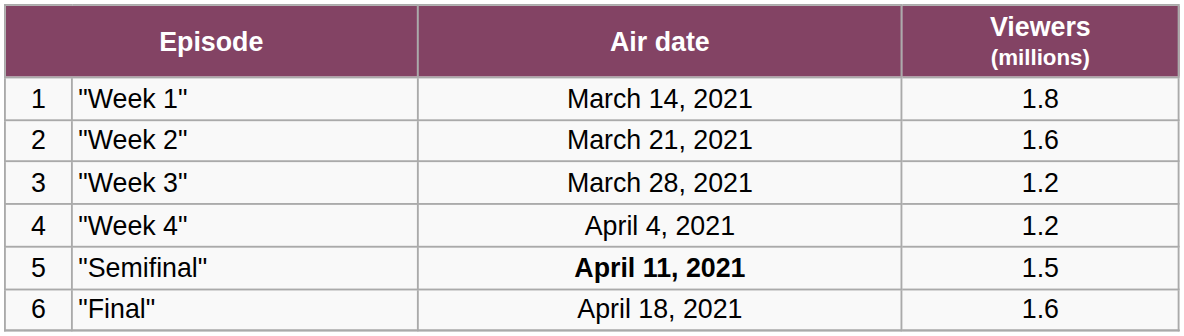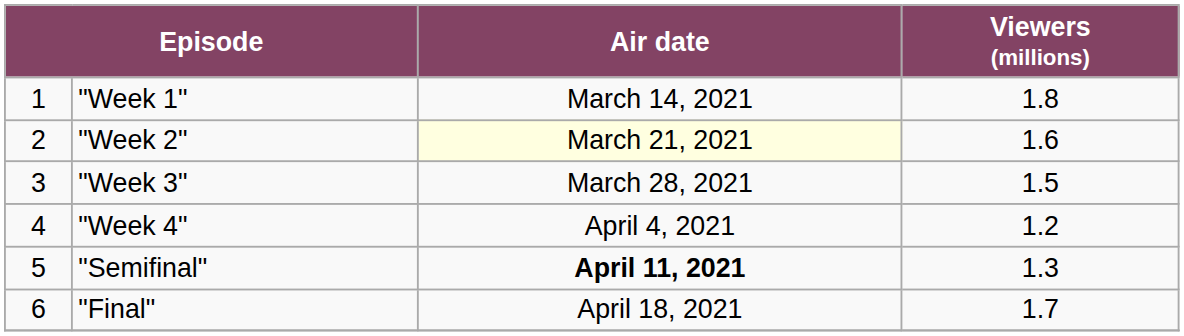(660, 141) no background -> (660, 141) lightyellow background
(1040, 183) 1.2 -> (1040, 183) 1.5
(1040, 268) 1.5 -> (1040, 268) 1.3
(1040, 310) 1.6 -> (1040, 310) 1.7
